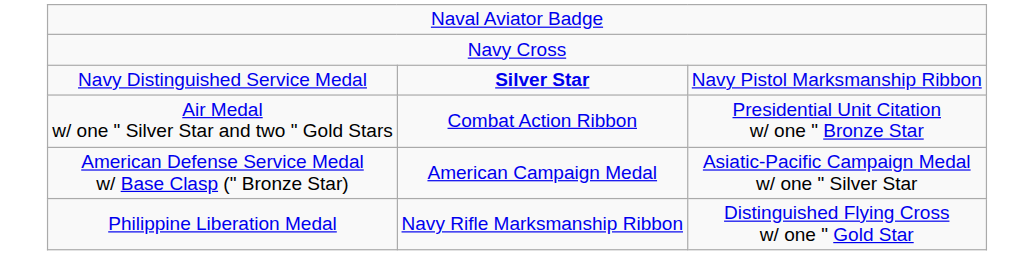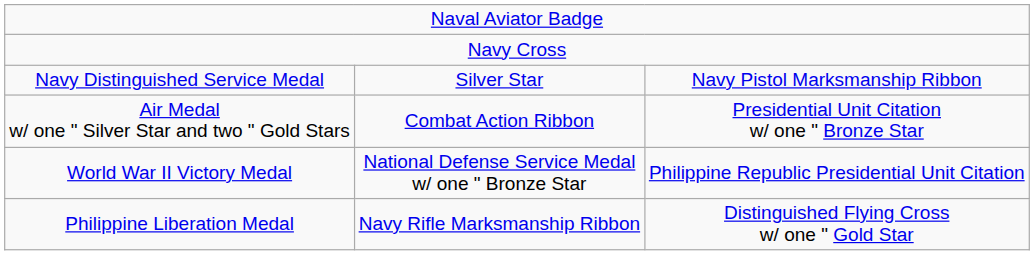(542, 79) bold -> (499, 79) normal
- row: (222, 172)
+ row: (180, 172)
